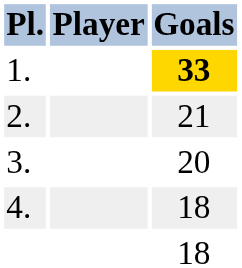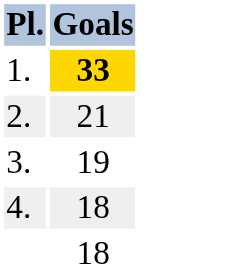- column: (99, 24)
(194, 161) 20 -> (93, 161) 19
